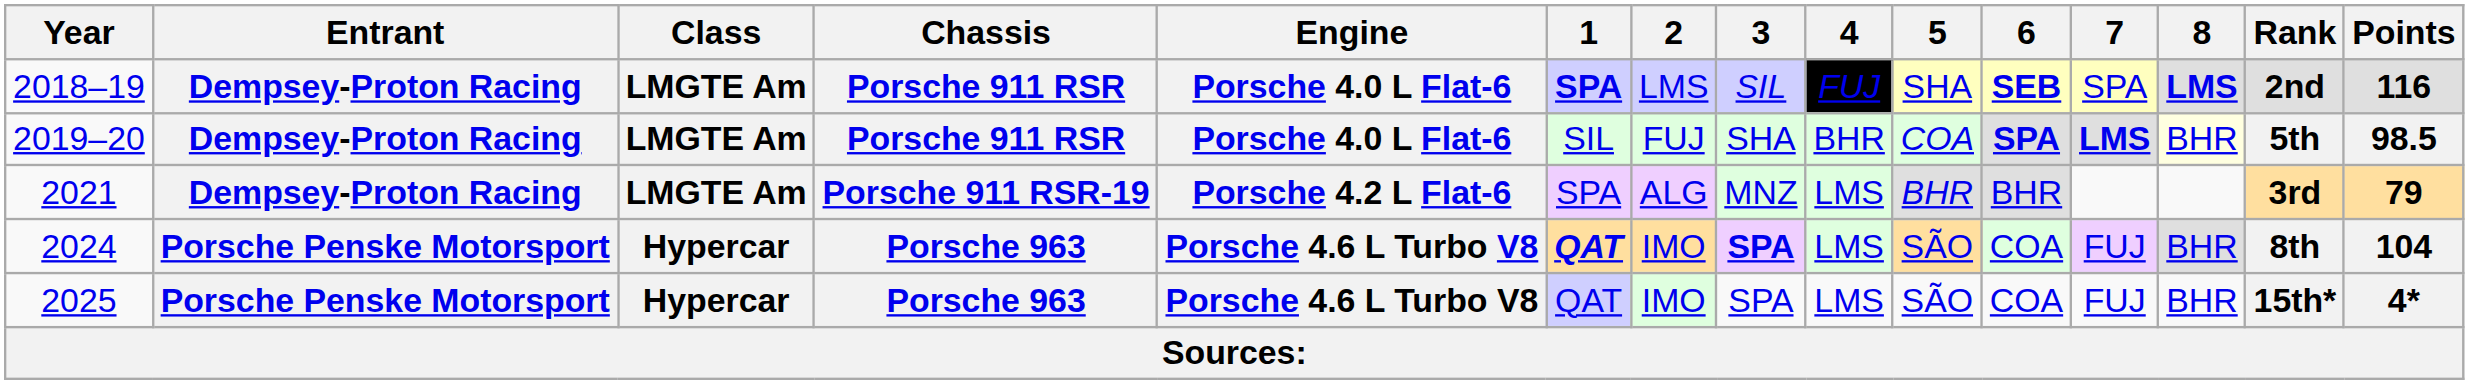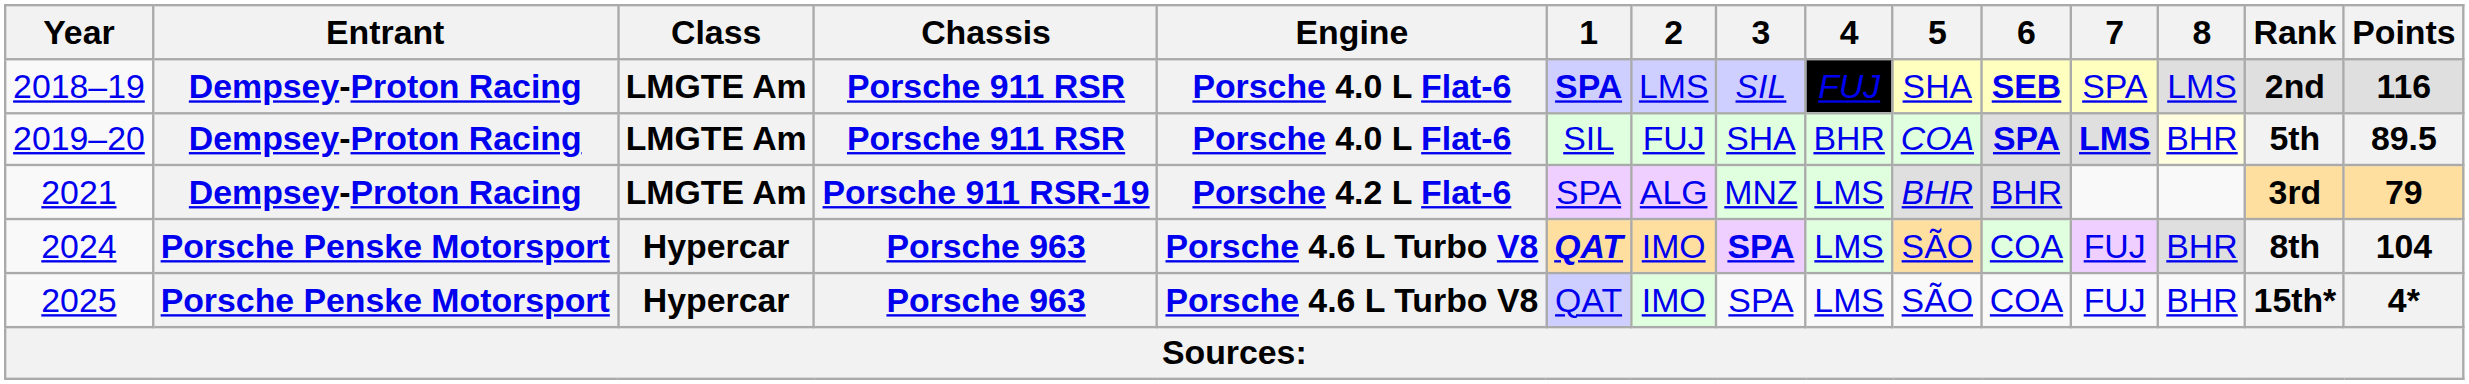(2202, 86) bold -> (2202, 86) normal
(2404, 139) 98.5 -> (2404, 139) 89.5
